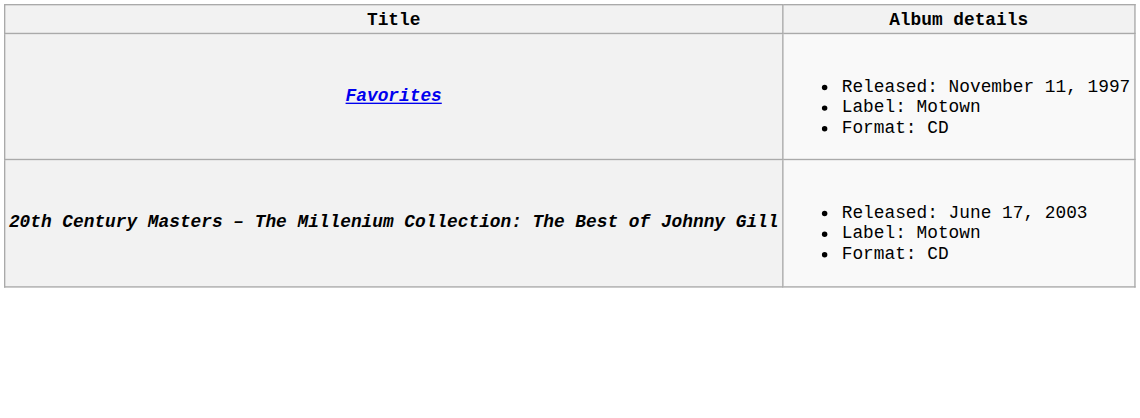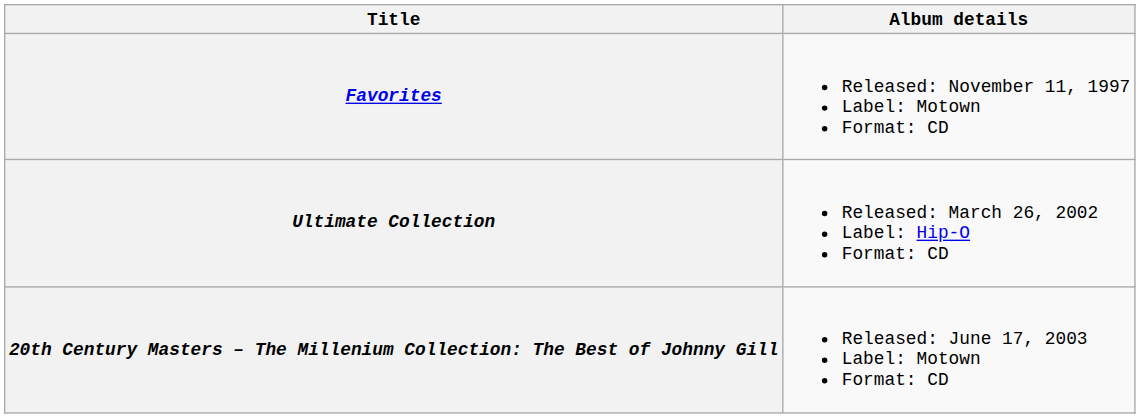+ row: (394, 223)
